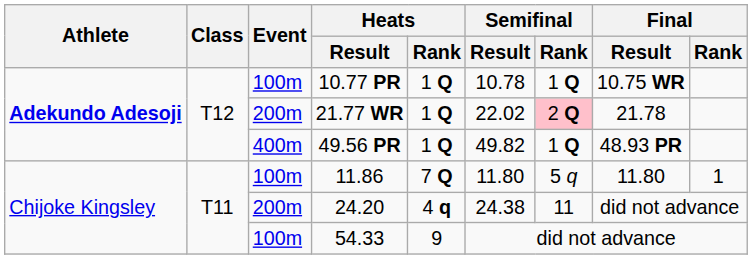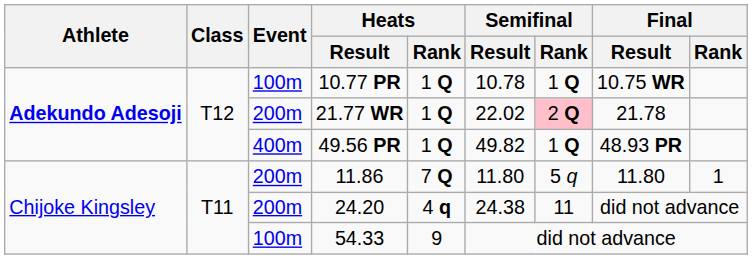(277, 176) 100m -> (277, 176) 200m
